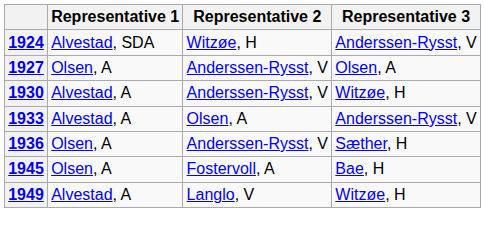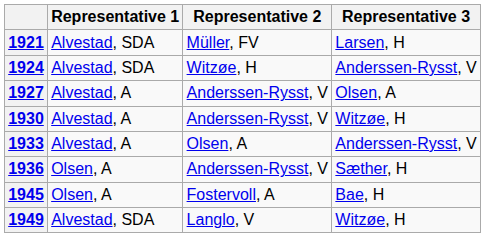+ row: (26, 42)
(81, 67) Olsen, A -> (91, 93) Alvestad, A
(91, 194) Alvestad, A -> (103, 220) Alvestad, SDA
